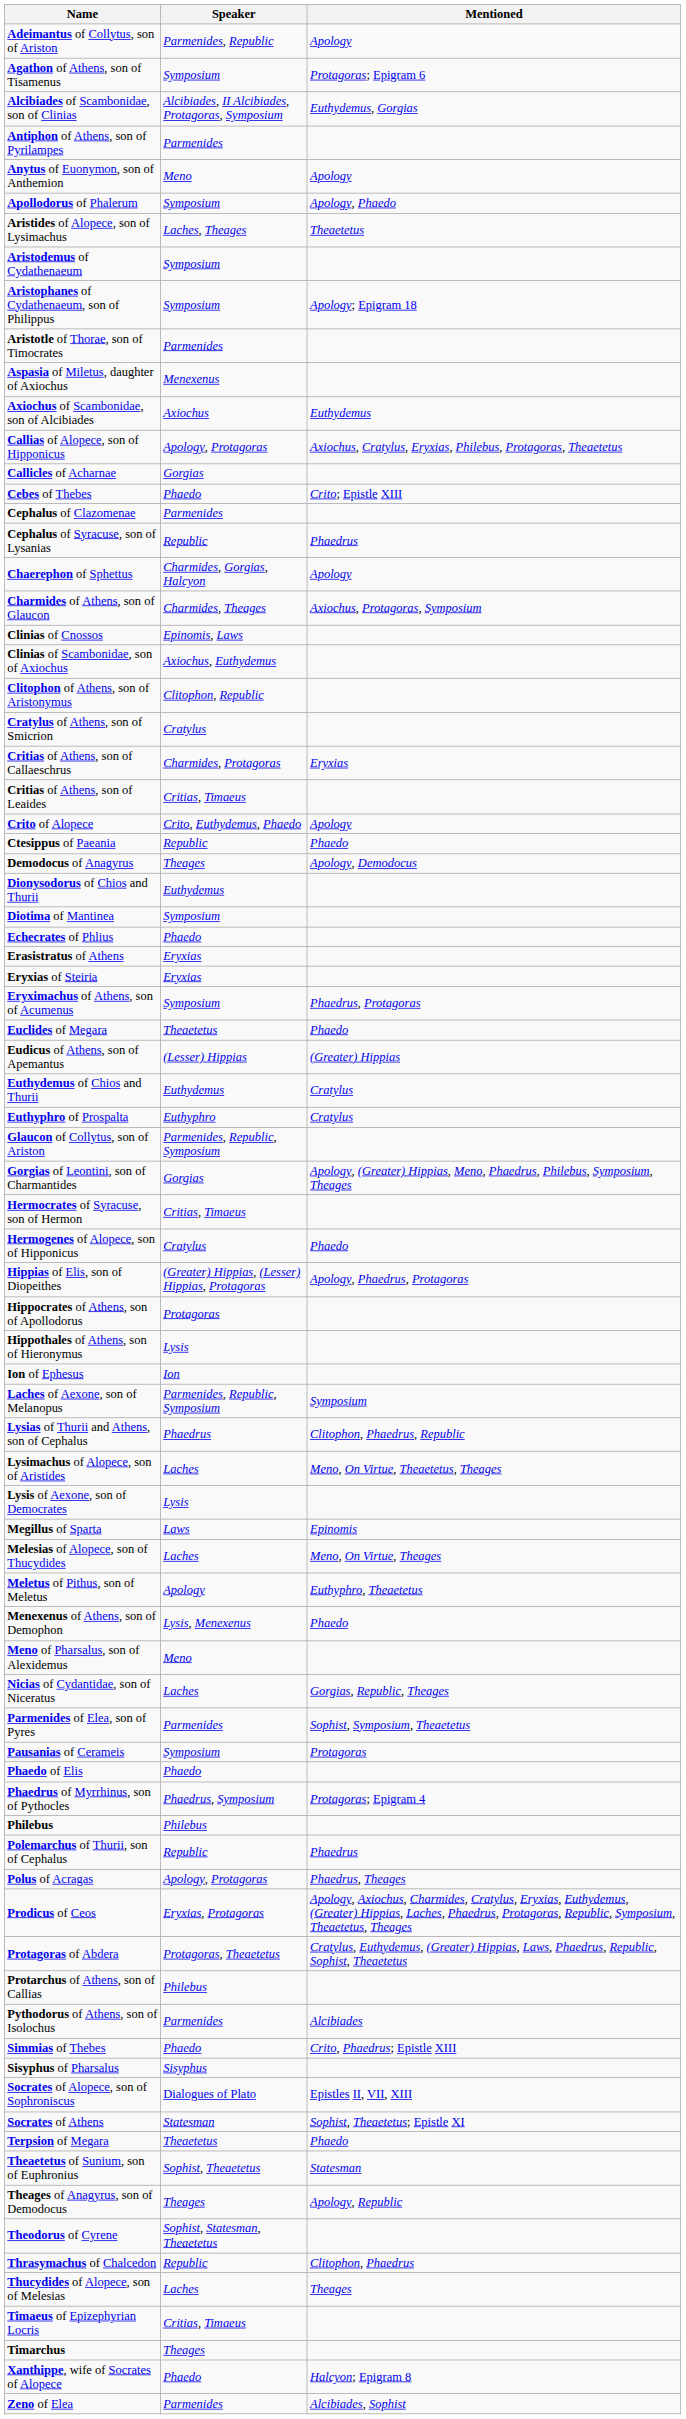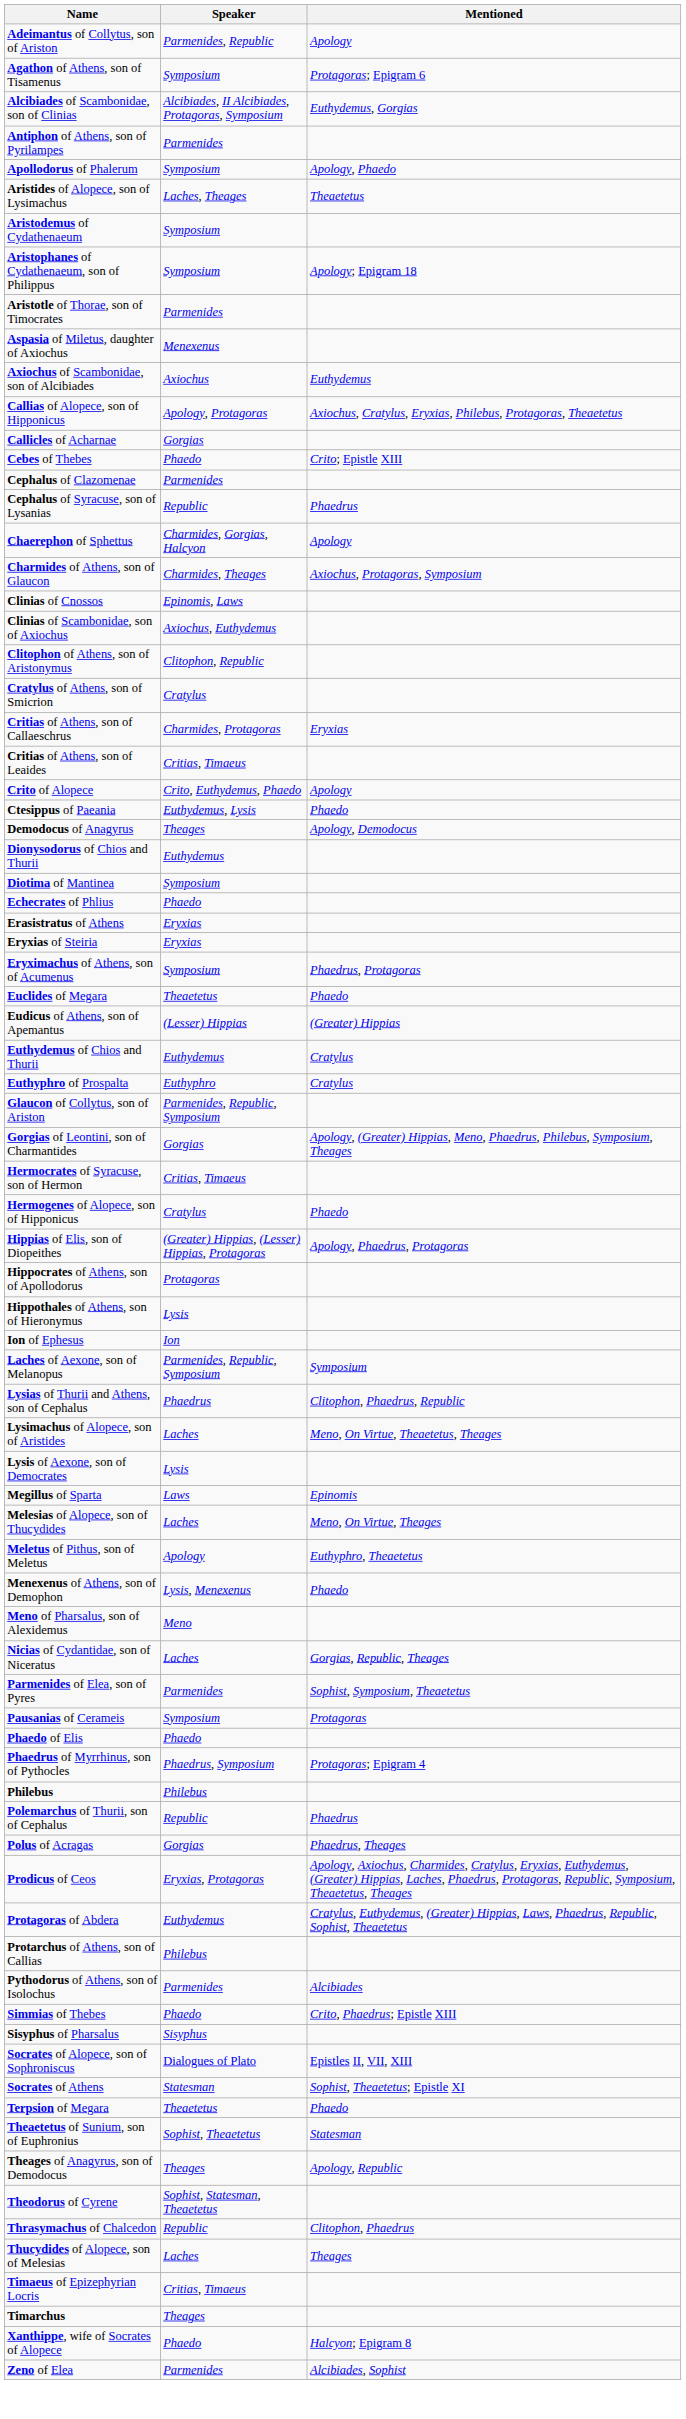- row: (81, 176)
(185, 843) Republic -> (209, 809) Euthydemus, Lysis
(215, 1879) Apology, Protagoras -> (183, 1845) Gorgias
(222, 1953) Protagoras, Theaetetus -> (194, 1919) Euthydemus
